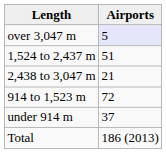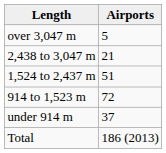(105, 35) lavender background -> (105, 35) no background
rows swapped: (51, 76) <-> (51, 55)
